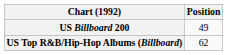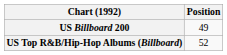(204, 43) 62 -> (204, 43) 52
